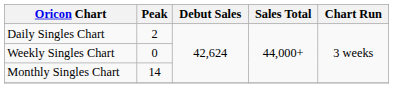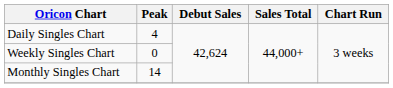(155, 33) 2 -> (155, 33) 4
